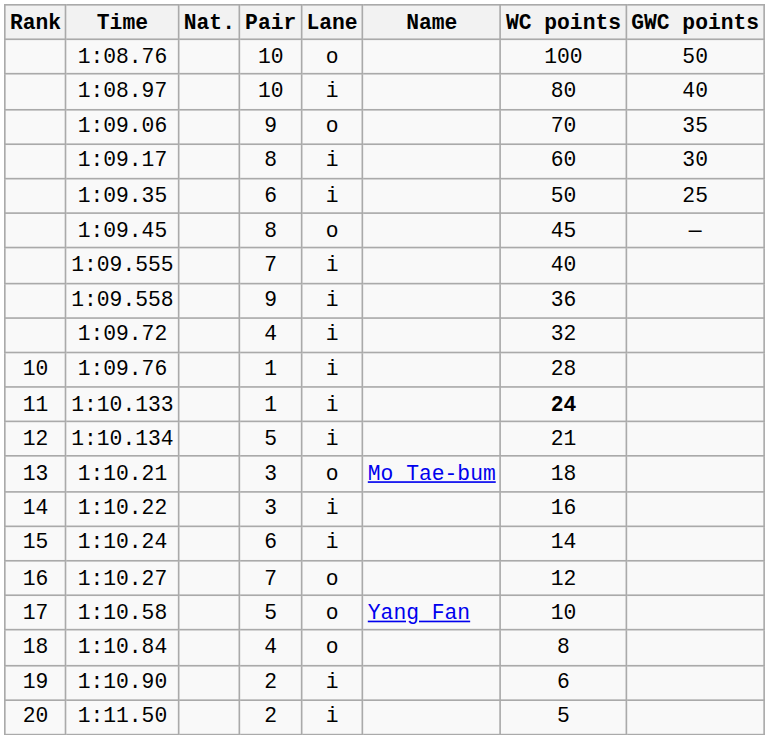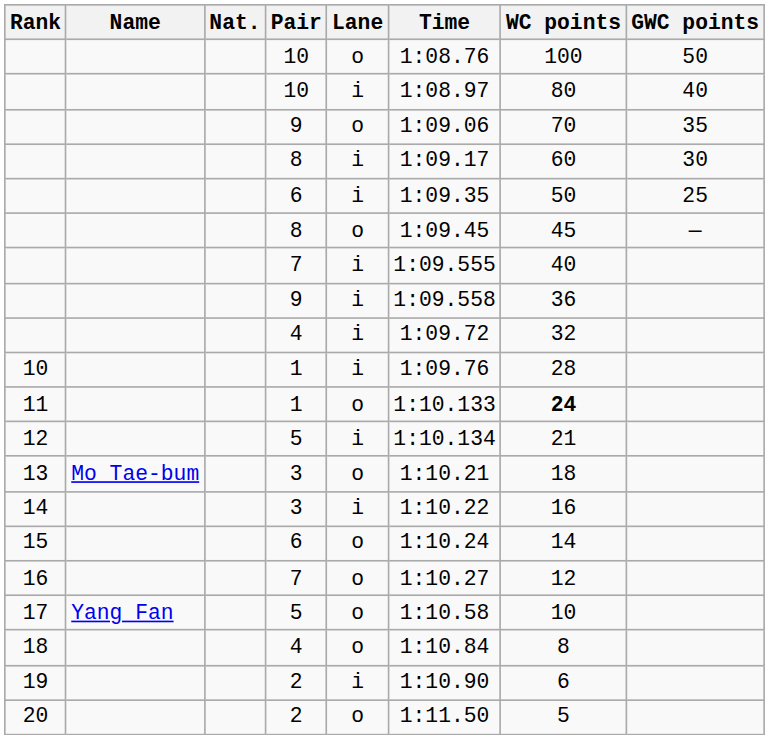columns swapped: (432, 22) <-> (122, 22)
(332, 404) i -> (358, 404) o
(332, 543) i -> (358, 543) o
(332, 717) i -> (358, 717) o
